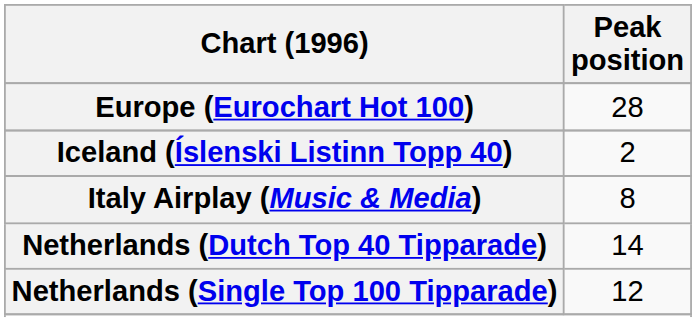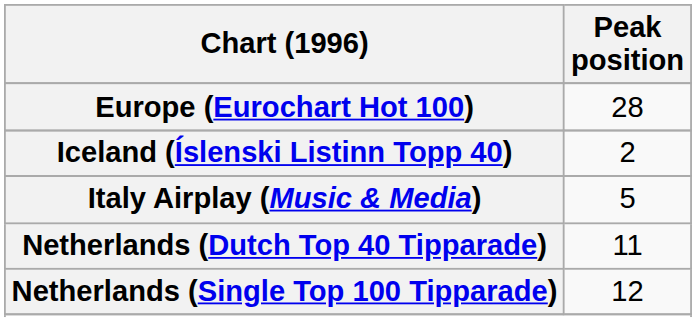(628, 198) 8 -> (628, 198) 5
(628, 245) 14 -> (628, 245) 11
